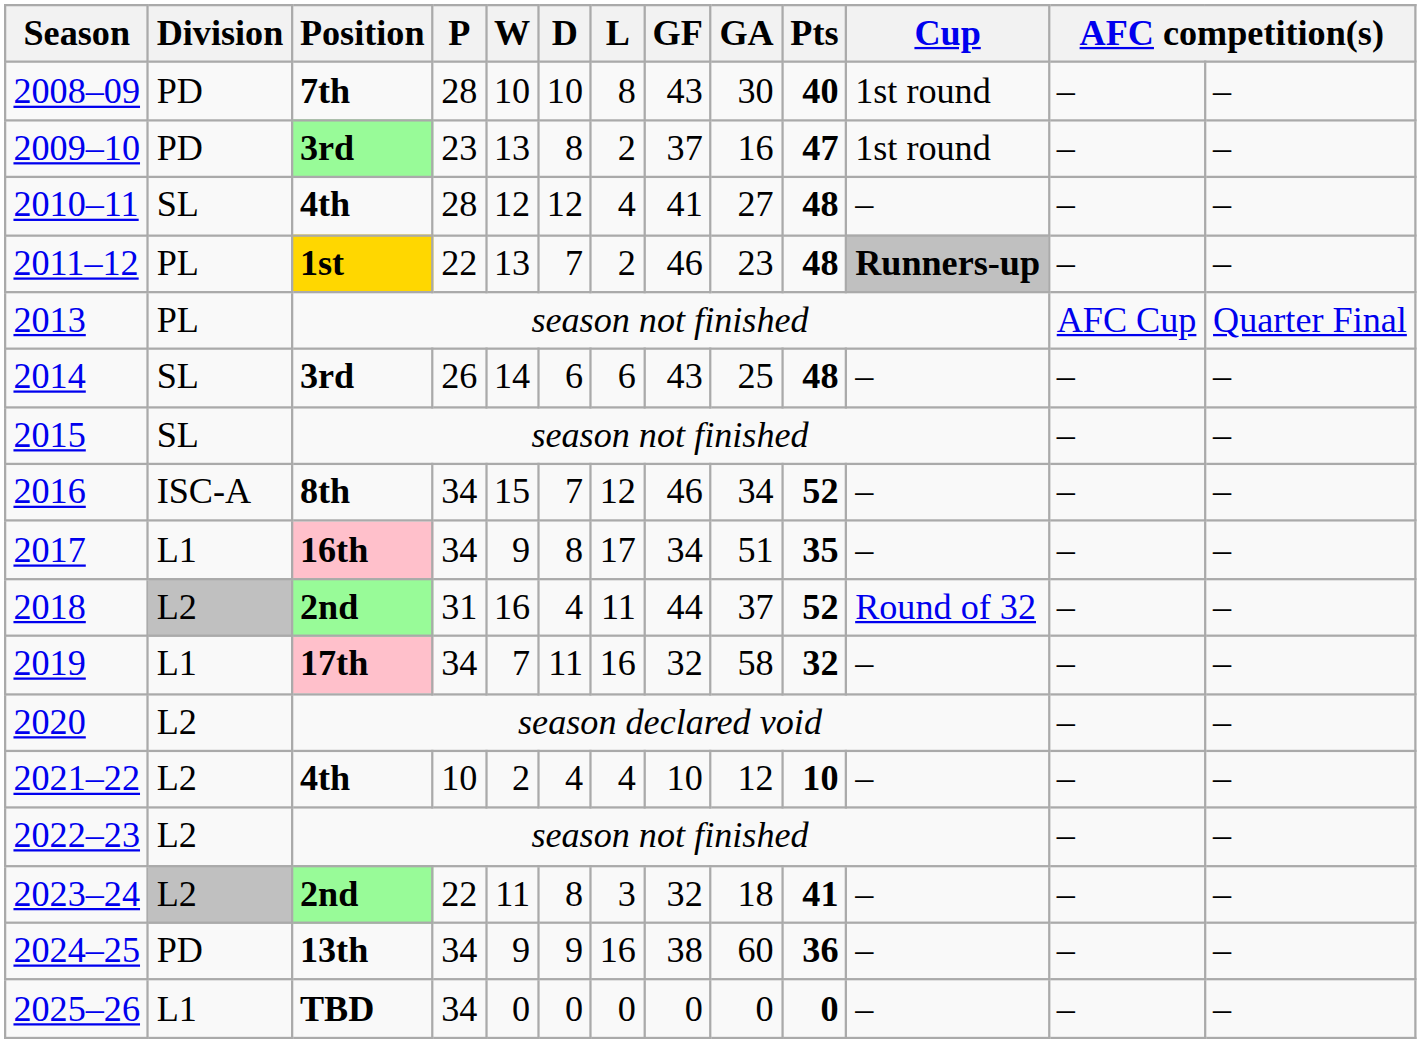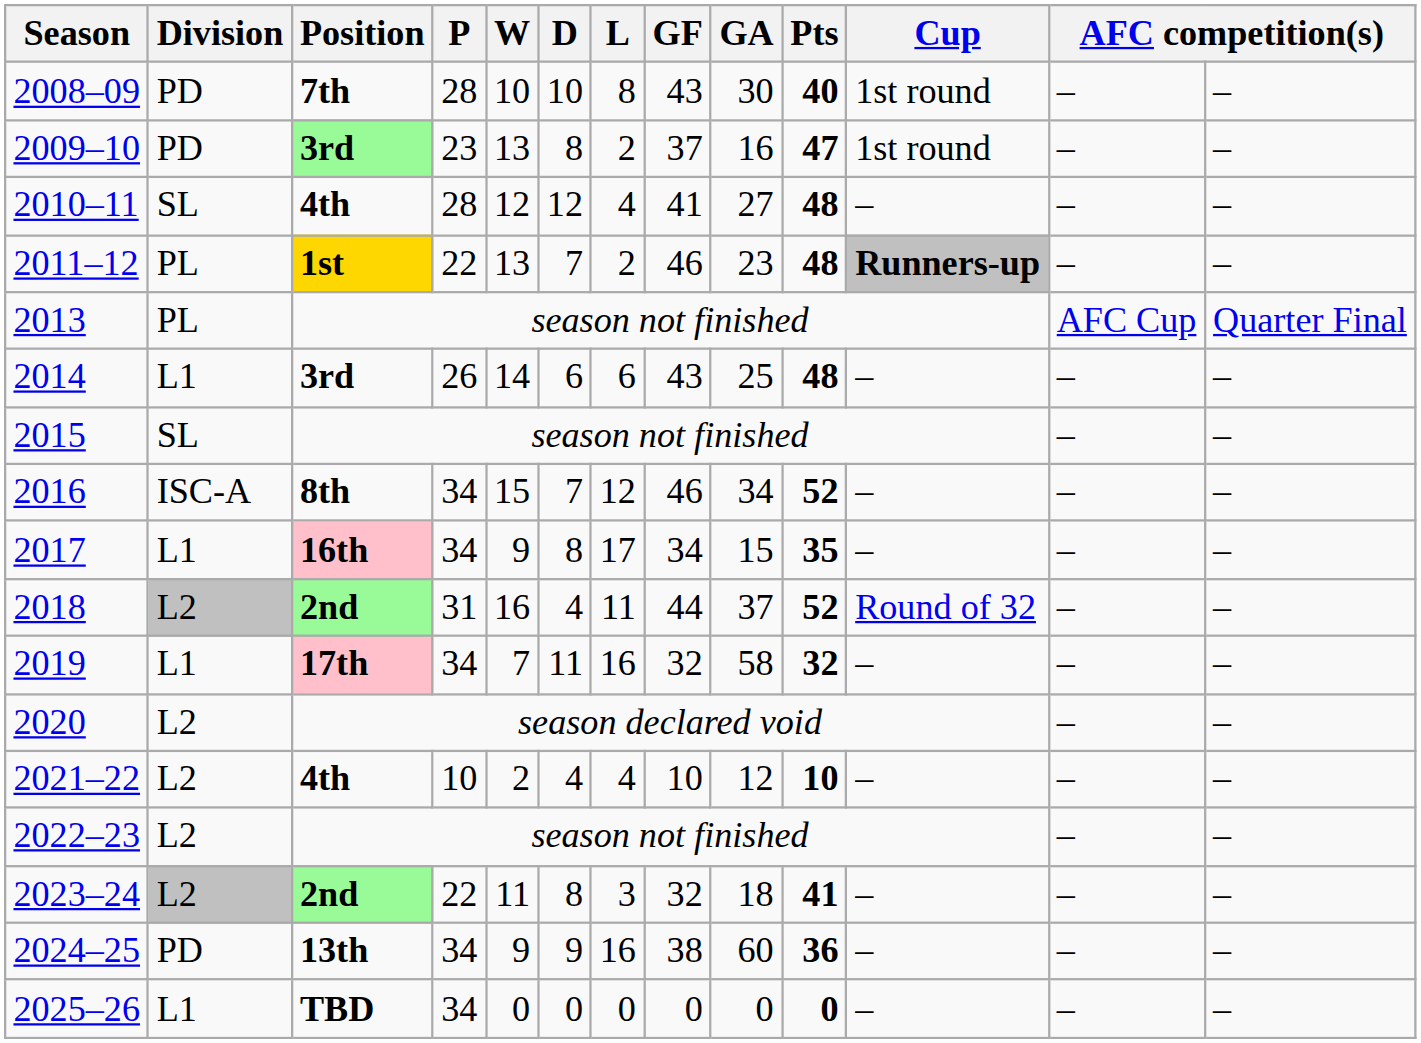(178, 377) SL -> (177, 377) L1
(756, 549) 51 -> (756, 549) 15
